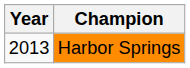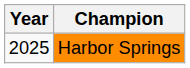(29, 47) 2013 -> (29, 47) 2025
